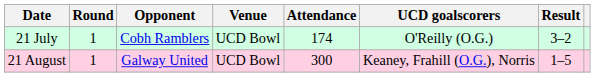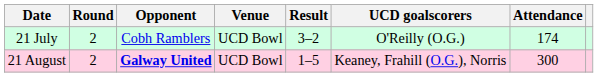columns swapped: (561, 15) <-> (322, 15)
(93, 38) 1 -> (93, 38) 2
(93, 60) 1 -> (93, 60) 2
(165, 60) normal -> (166, 60) bold
